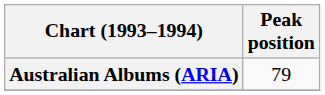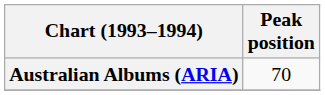(281, 74) 79 -> (281, 74) 70
